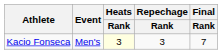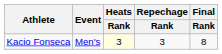(204, 42) 7 -> (204, 42) 8
